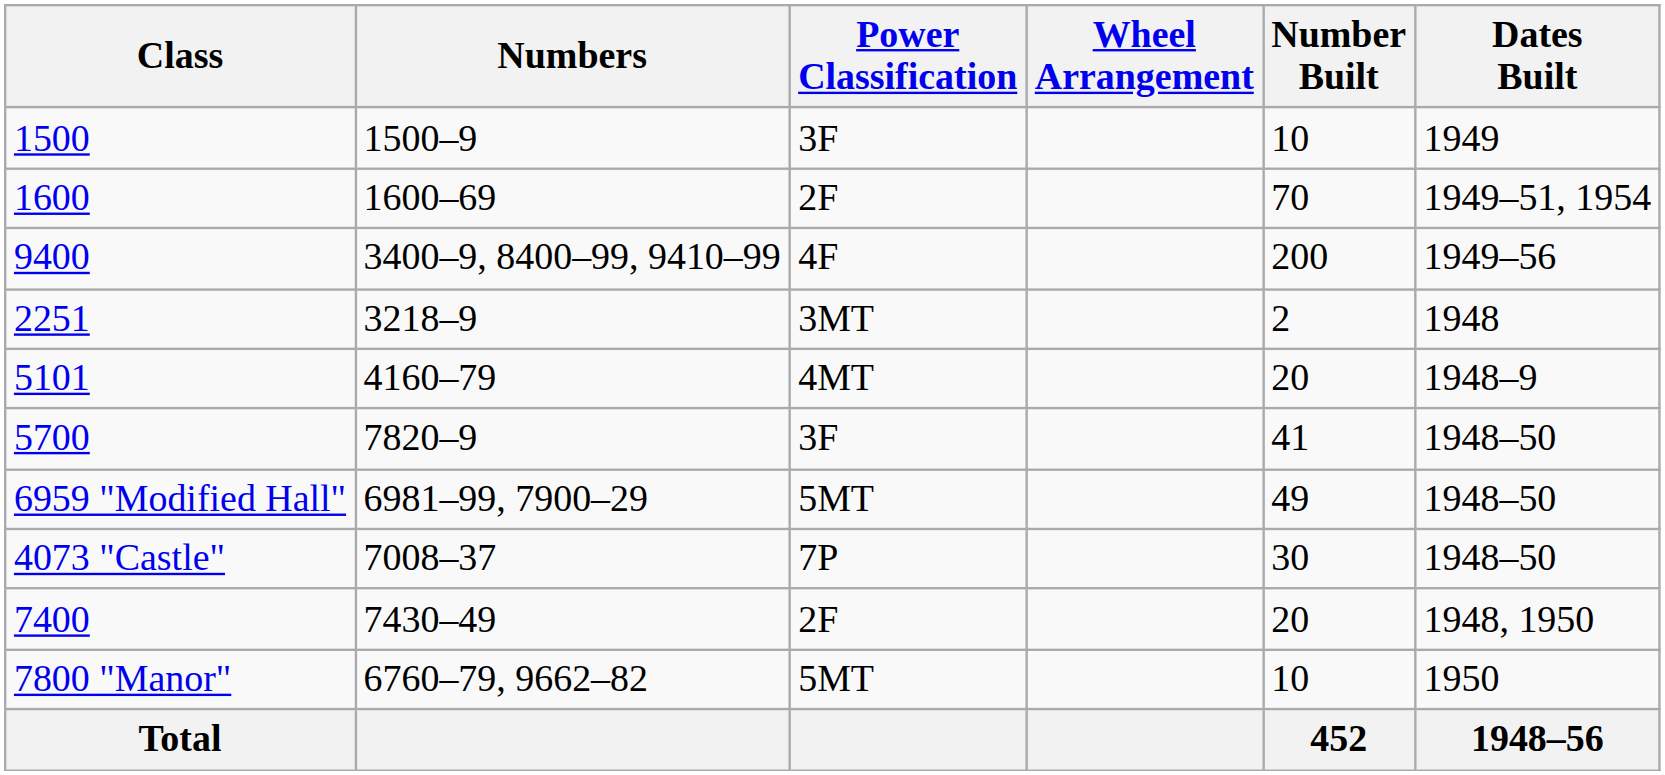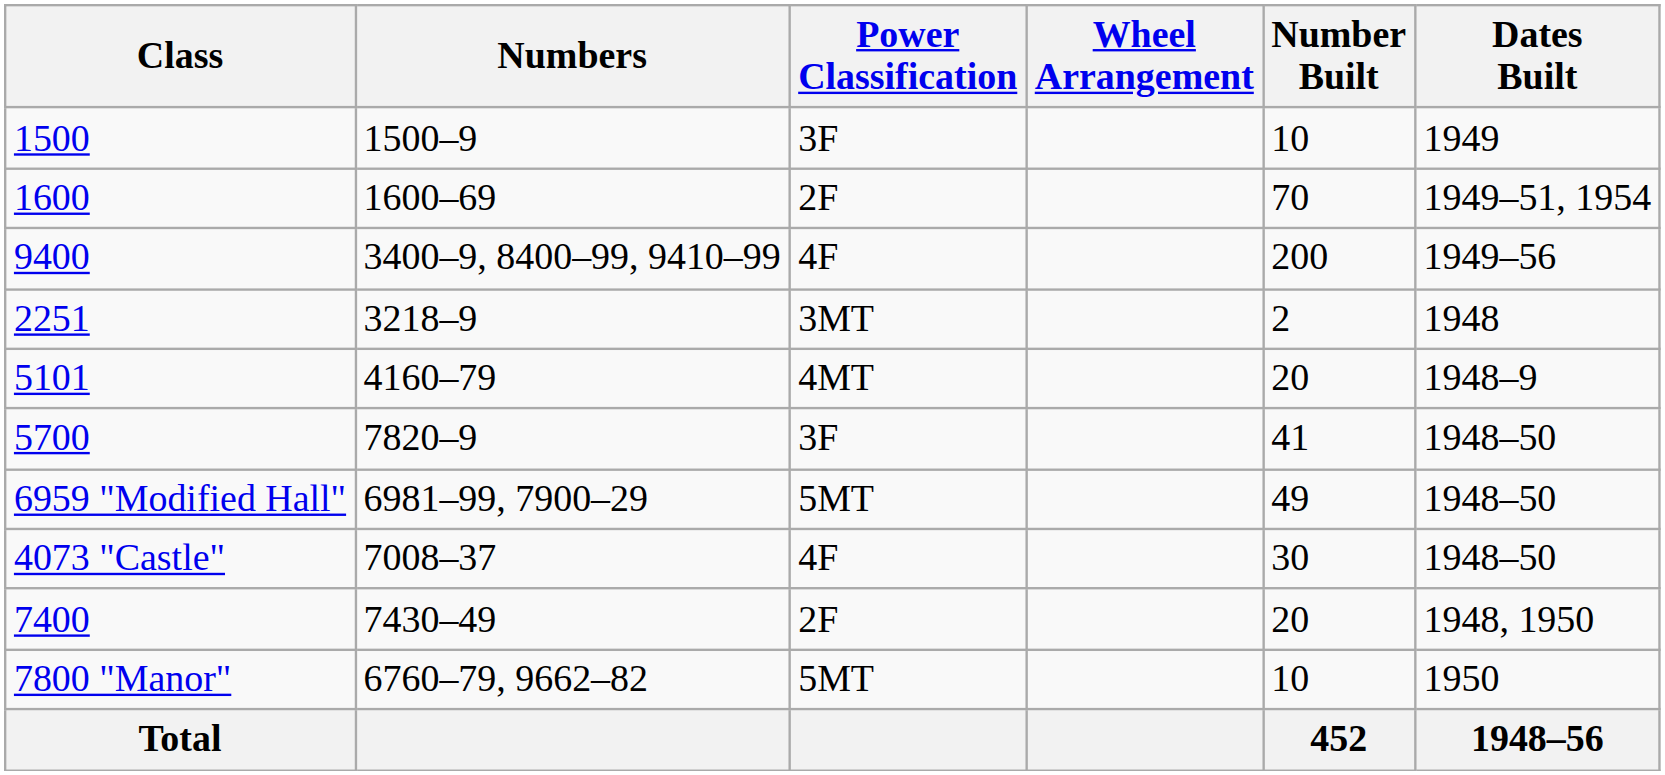(818, 558) 7P -> (818, 558) 4F
